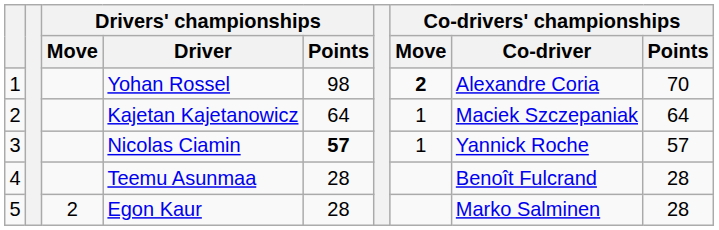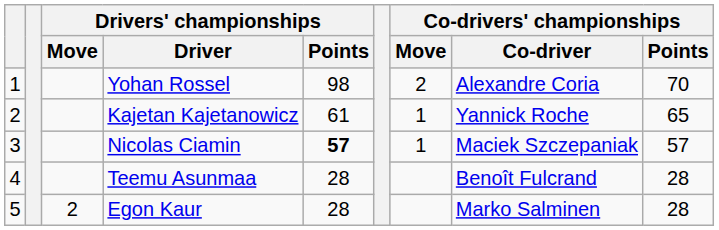(421, 83) bold -> (421, 83) normal
(338, 115) 64 -> (338, 115) 61
(547, 115) Maciek Szczepaniak -> (522, 115) Yannick Roche
(678, 115) 64 -> (678, 115) 65
(522, 146) Yannick Roche -> (547, 146) Maciek Szczepaniak
